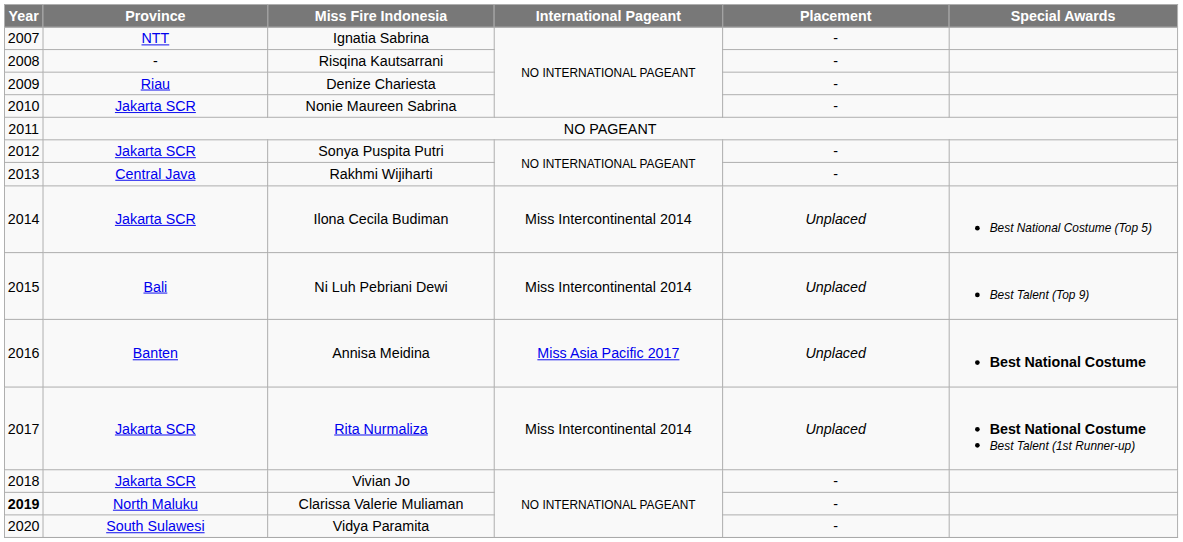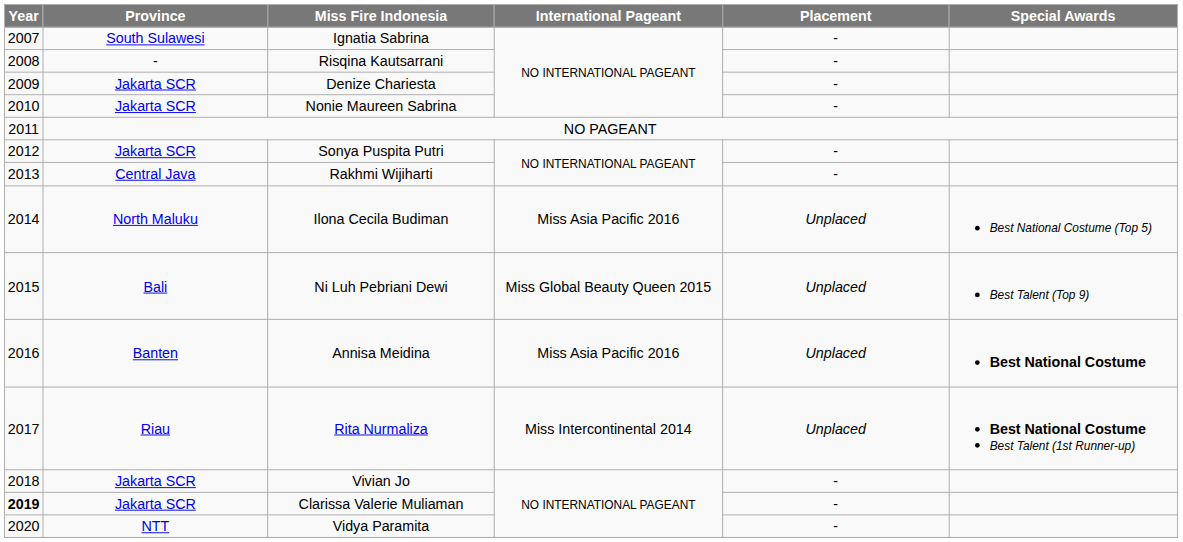(155, 39) NTT -> (155, 39) South Sulawesi
(155, 84) Riau -> (155, 84) Jakarta SCR
(155, 219) Jakarta SCR -> (155, 219) North Maluku
(608, 219) Miss Intercontinental 2014 -> (608, 219) Miss Asia Pacific 2016
(608, 286) Miss Intercontinental 2014 -> (608, 286) Miss Global Beauty Queen 2015
(608, 353) Miss Asia Pacific 2017 -> (608, 353) Miss Asia Pacific 2016
(155, 429) Jakarta SCR -> (155, 429) Riau
(155, 504) North Maluku -> (155, 504) Jakarta SCR
(155, 527) South Sulawesi -> (155, 527) NTT
